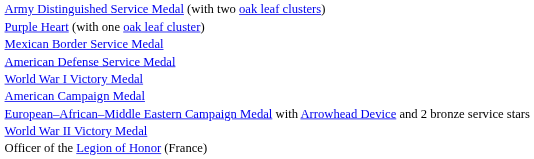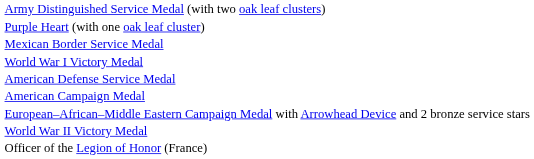rows swapped: (74, 79) <-> (90, 61)
